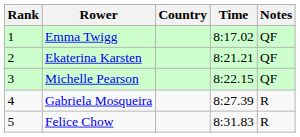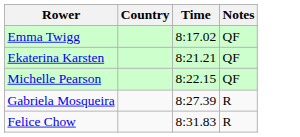- column: (23, 15)
